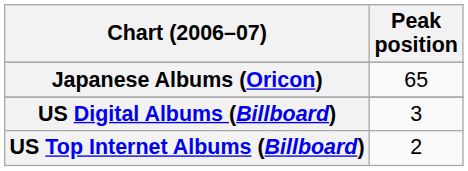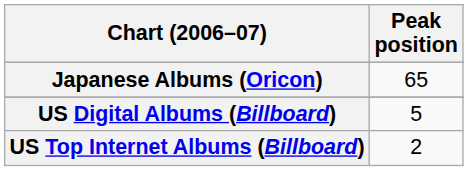(416, 113) 3 -> (416, 113) 5
